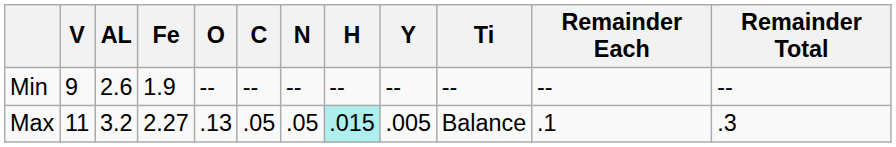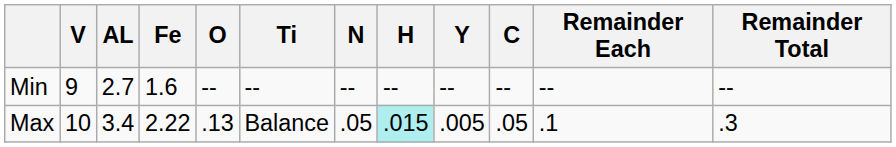columns swapped: (259, 36) <-> (484, 36)
(116, 86) 2.6 -> (118, 86) 2.7
(160, 86) 1.9 -> (161, 86) 1.6
(77, 123) 11 -> (78, 123) 10
(116, 123) 3.2 -> (118, 123) 3.4
(166, 123) 2.27 -> (168, 123) 2.22
